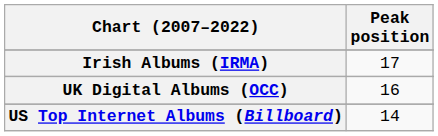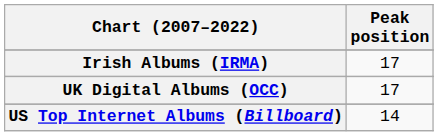(390, 90) 16 -> (390, 90) 17
